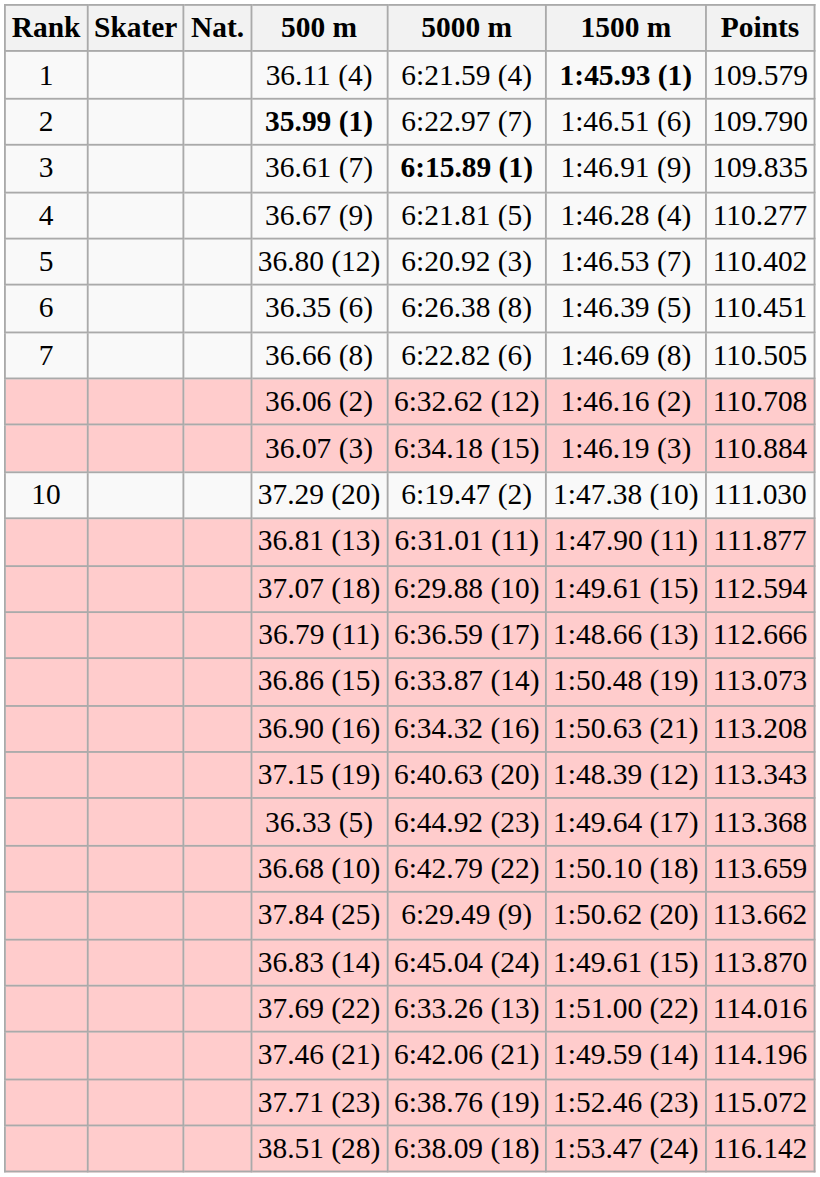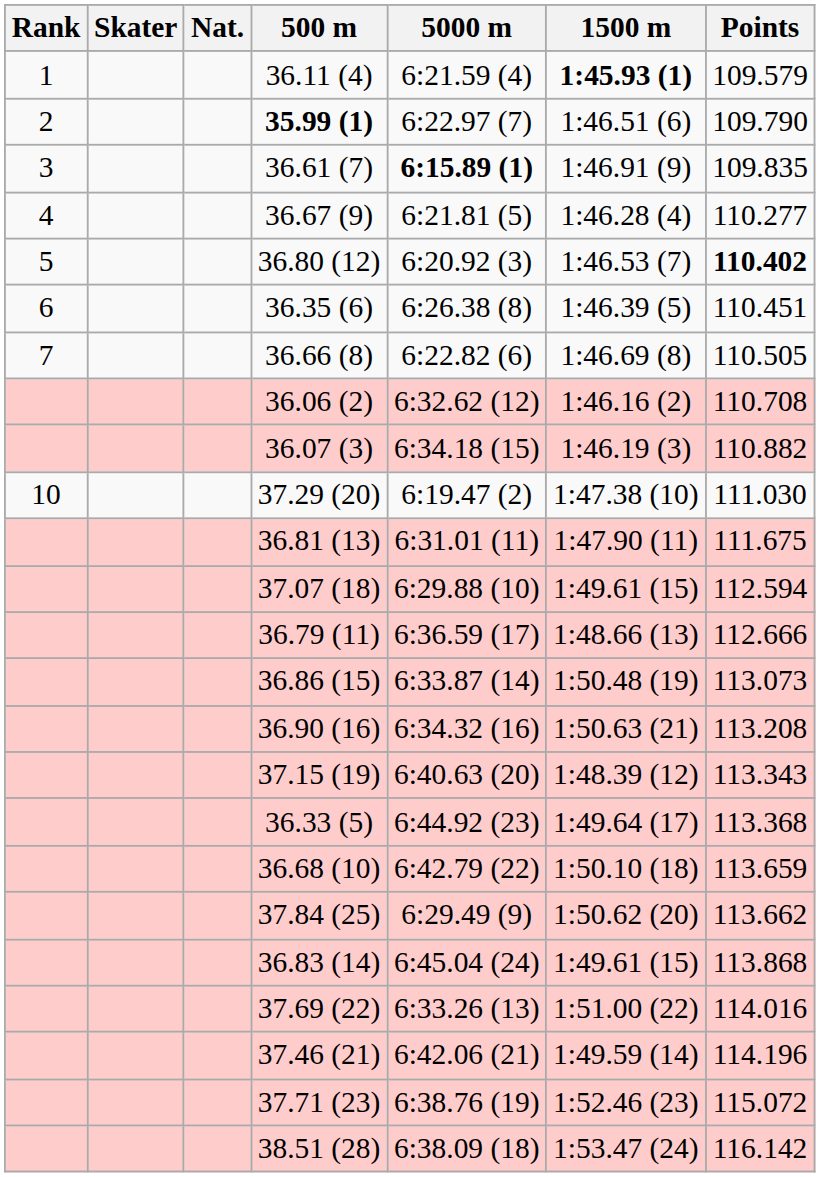(760, 261) normal -> (760, 261) bold
(760, 448) 110.884 -> (760, 448) 110.882
(760, 541) 111.877 -> (760, 541) 111.675
(760, 961) 113.870 -> (760, 961) 113.868
